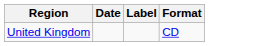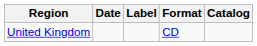+ column: (229, 13)
